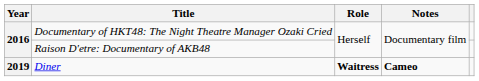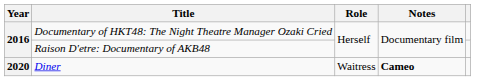(18, 66) 2019 -> (18, 66) 2020
(358, 66) bold -> (356, 66) normal
